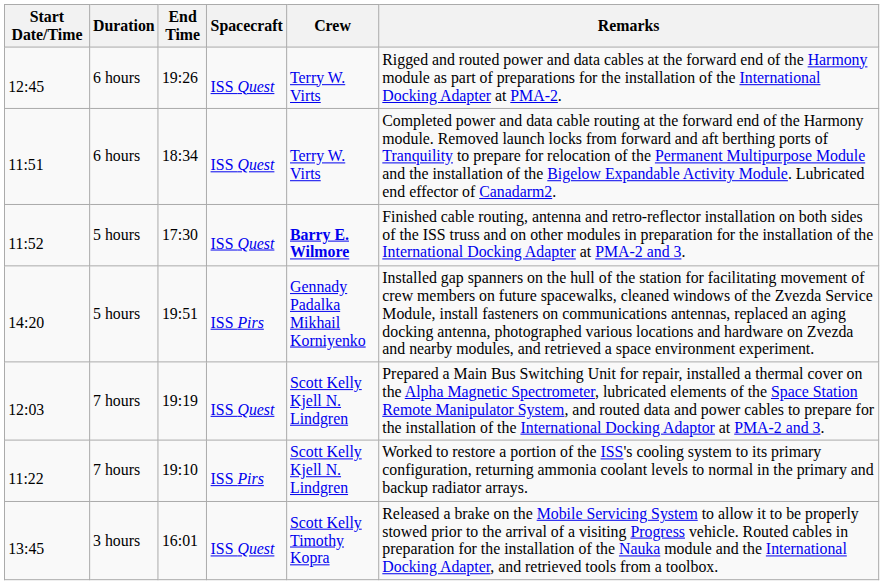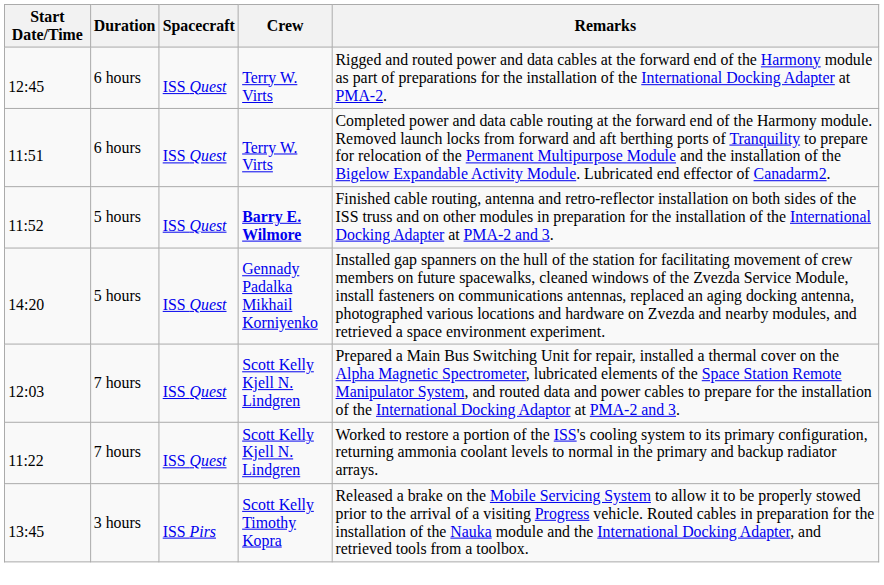- column: (183, 25)
(237, 322) ISS Pirs -> (195, 304) ISS Quest
(237, 479) ISS Pirs -> (195, 461) ISS Quest
(242, 549) ISS Quest -> (189, 531) ISS Pirs
